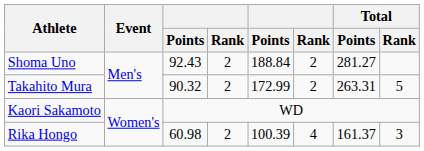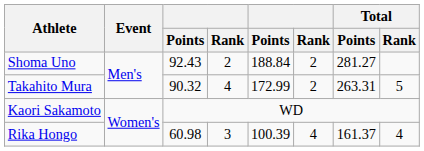(228, 87) 2 -> (228, 87) 4
(228, 134) 2 -> (228, 134) 3
(399, 134) 3 -> (399, 134) 4
